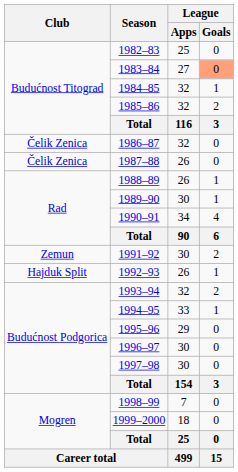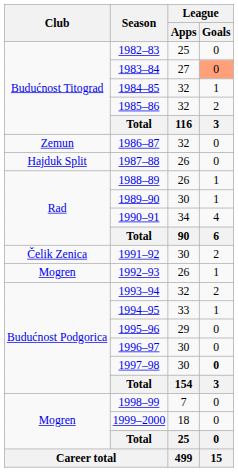(57, 143) Čelik Zenica -> (57, 143) Zemun
(57, 161) Čelik Zenica -> (57, 161) Hajduk Split
(57, 254) Zemun -> (57, 254) Čelik Zenica
(57, 273) Hajduk Split -> (57, 273) Mogren
(216, 365) normal -> (216, 365) bold
